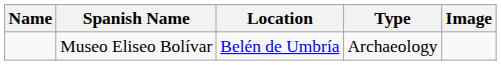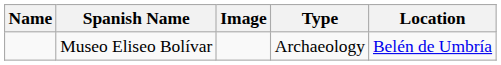columns swapped: (280, 18) <-> (469, 18)
